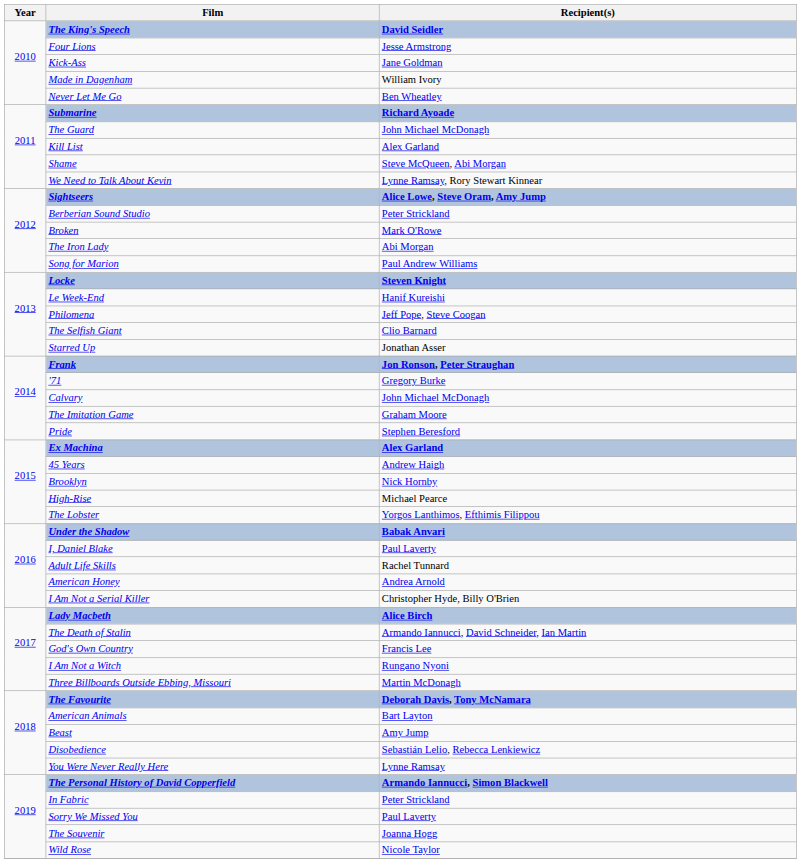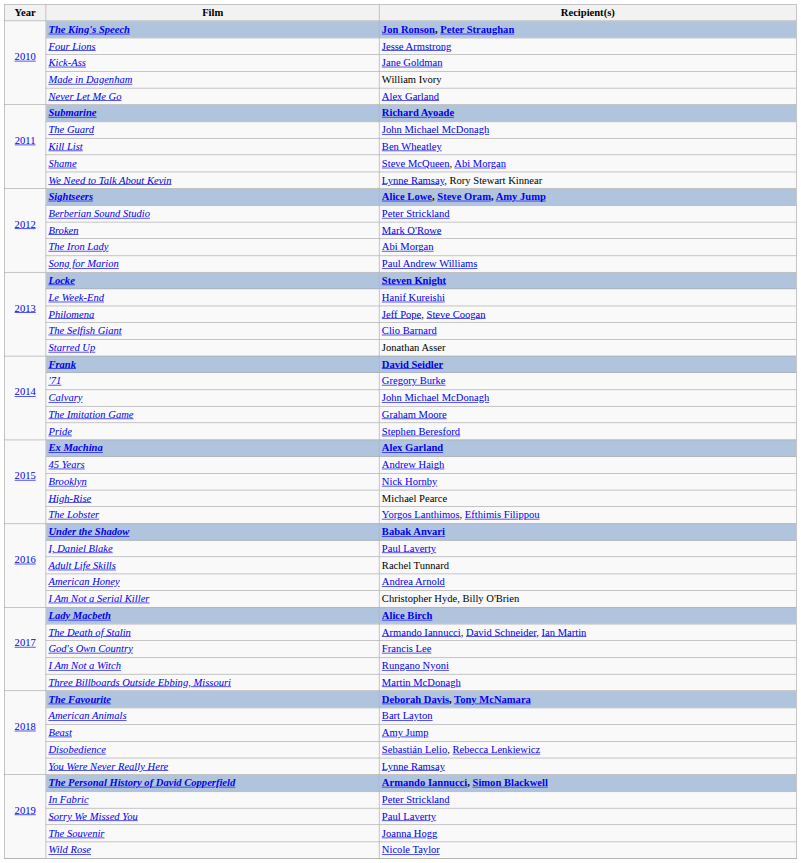(413, 29) David Seidler -> (448, 29) Jon Ronson, Peter Straughan
(412, 96) Ben Wheatley -> (410, 96) Alex Garland
(410, 146) Alex Garland -> (412, 146) Ben Wheatley
(448, 364) Jon Ronson, Peter Straughan -> (413, 364) David Seidler
